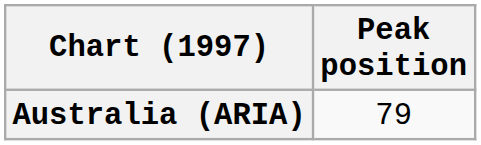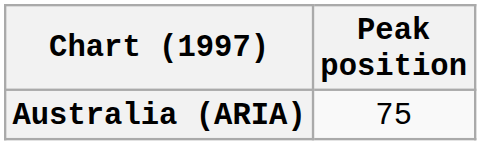(394, 115) 79 -> (394, 115) 75
